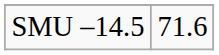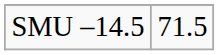(182, 27) 71.6 -> (182, 27) 71.5
